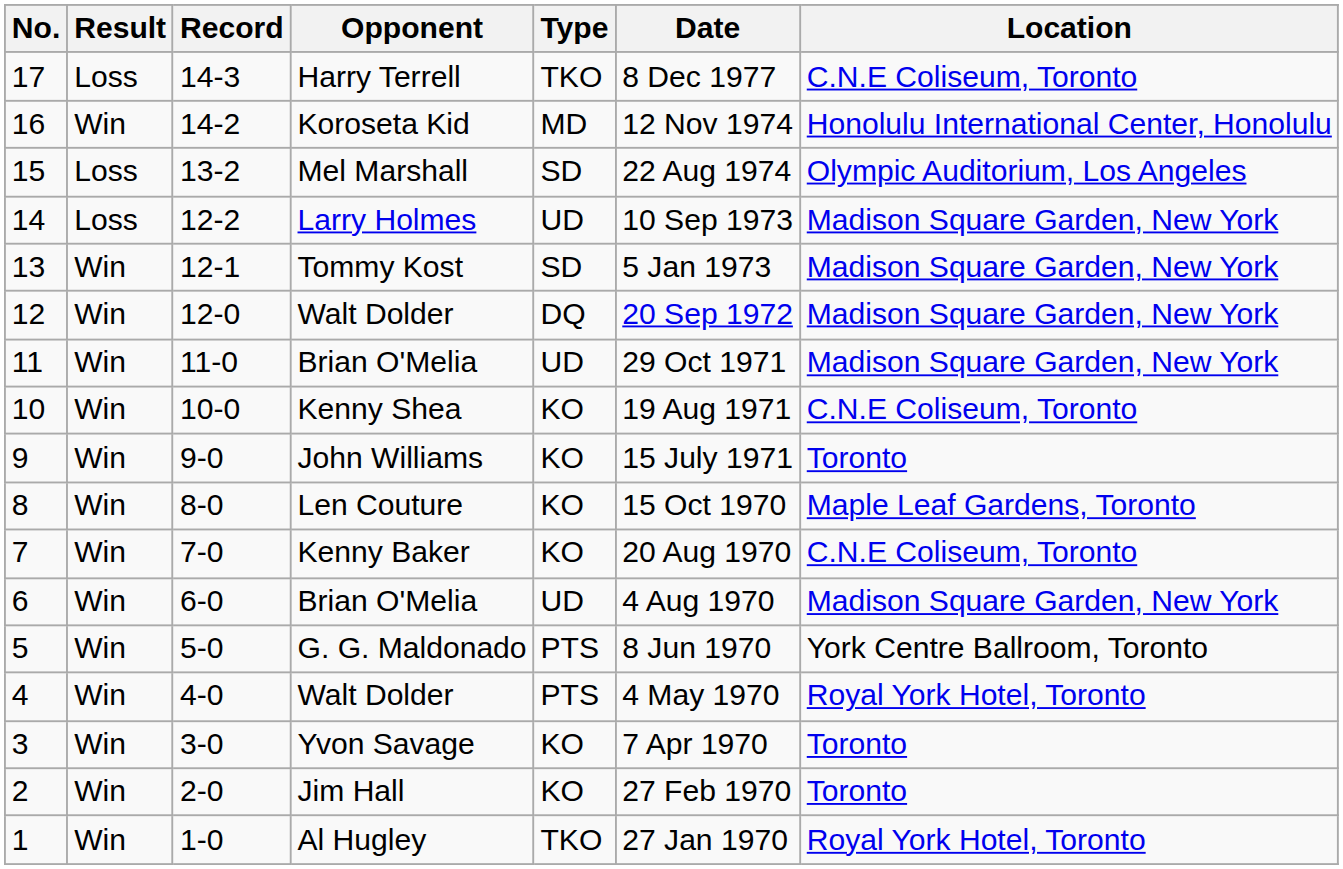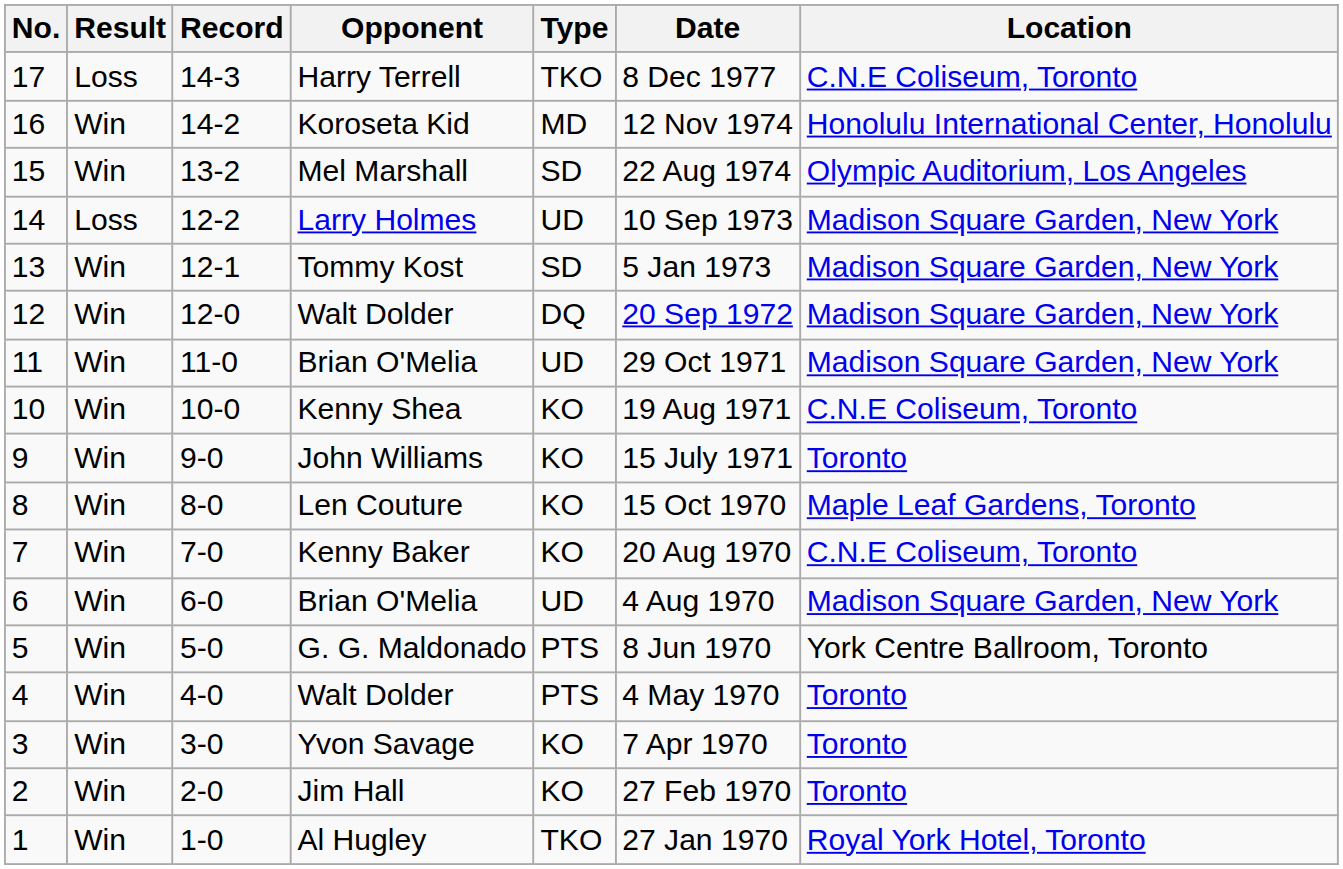(106, 171) Loss -> (100, 171) Win
(976, 696) Royal York Hotel, Toronto -> (857, 696) Toronto
